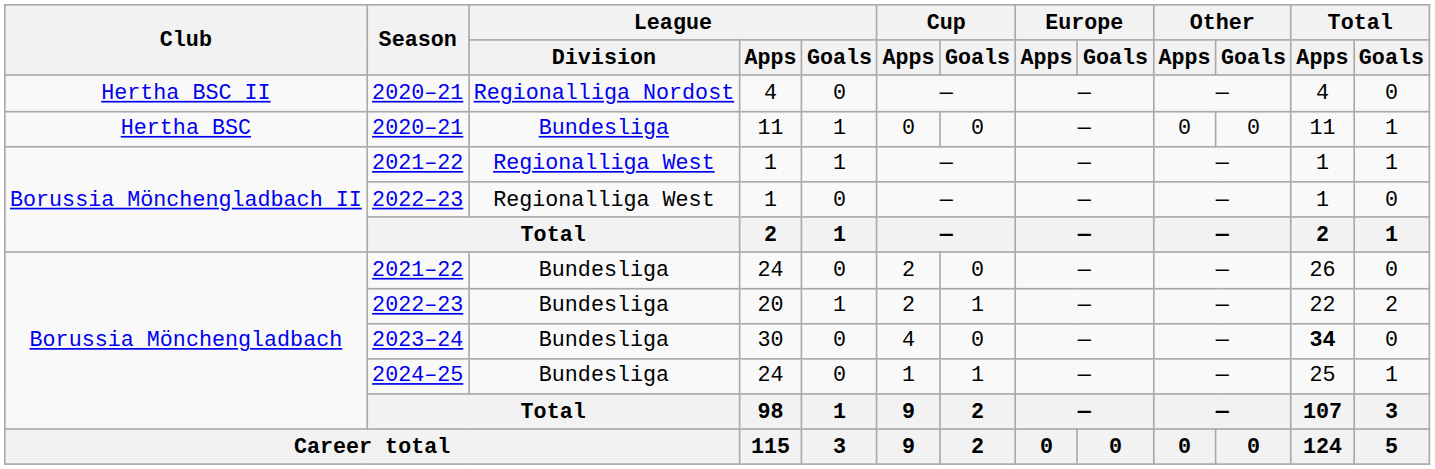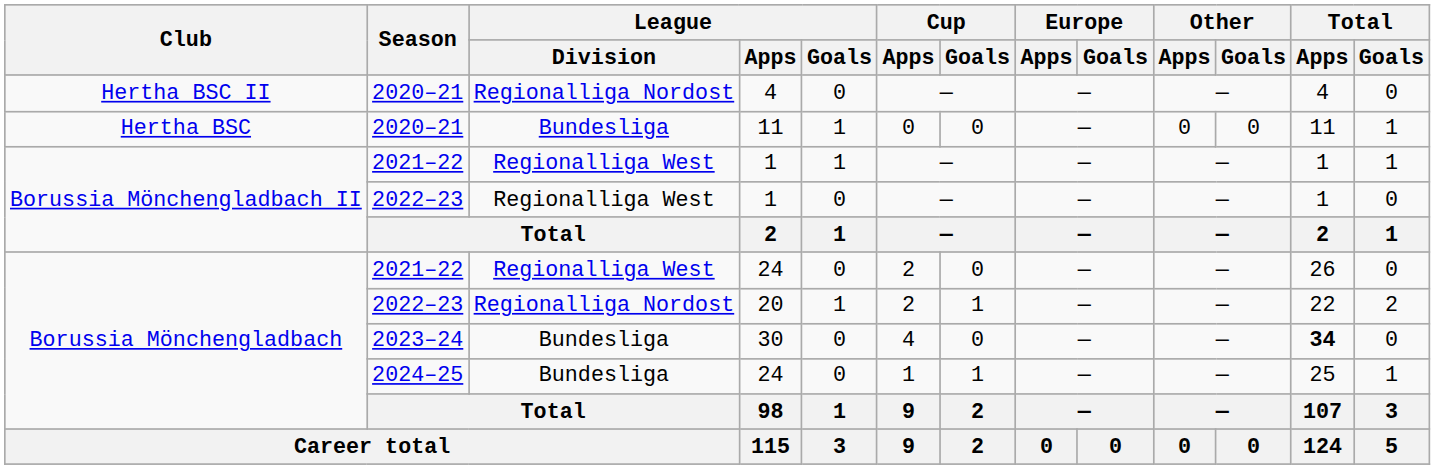(604, 270) Bundesliga -> (604, 270) Regionalliga West
(604, 306) Bundesliga -> (604, 306) Regionalliga Nordost
